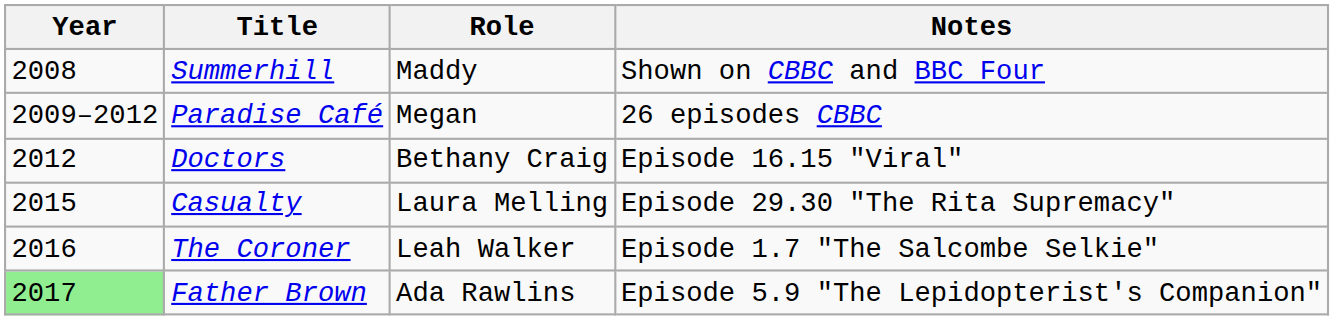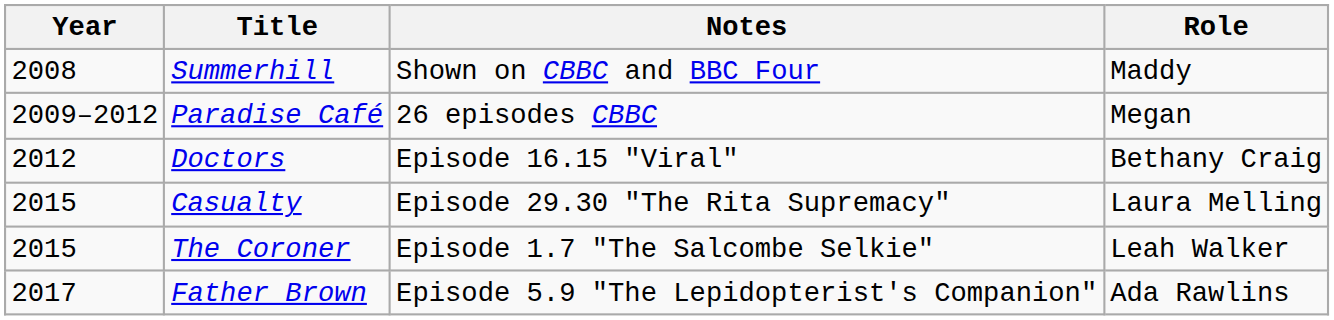columns swapped: (502, 27) <-> (972, 27)
(44, 249) 2016 -> (44, 249) 2015
(44, 293) lightgreen background -> (44, 293) no background
